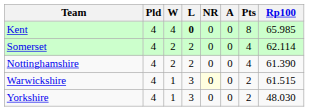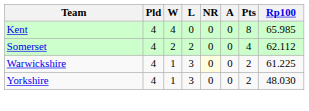(191, 30) bold -> (191, 30) normal
(281, 47) 62.114 -> (281, 47) 62.112
- row: (43, 64)
(281, 81) 61.515 -> (281, 64) 61.225
